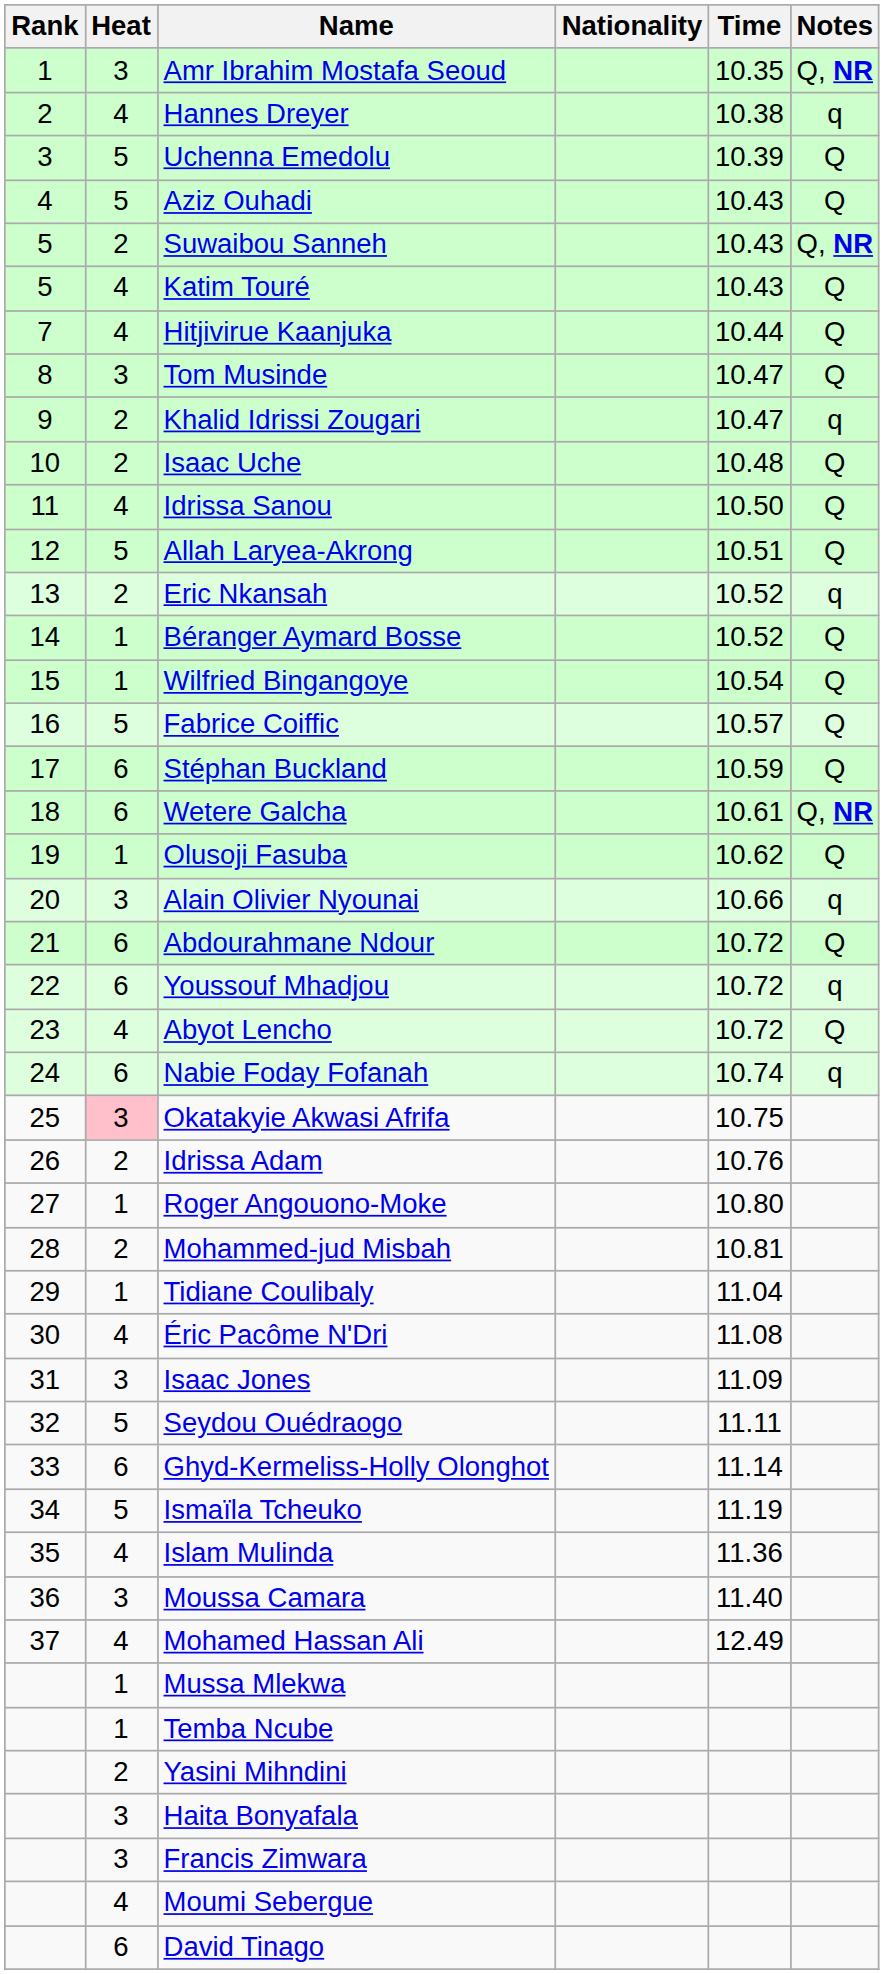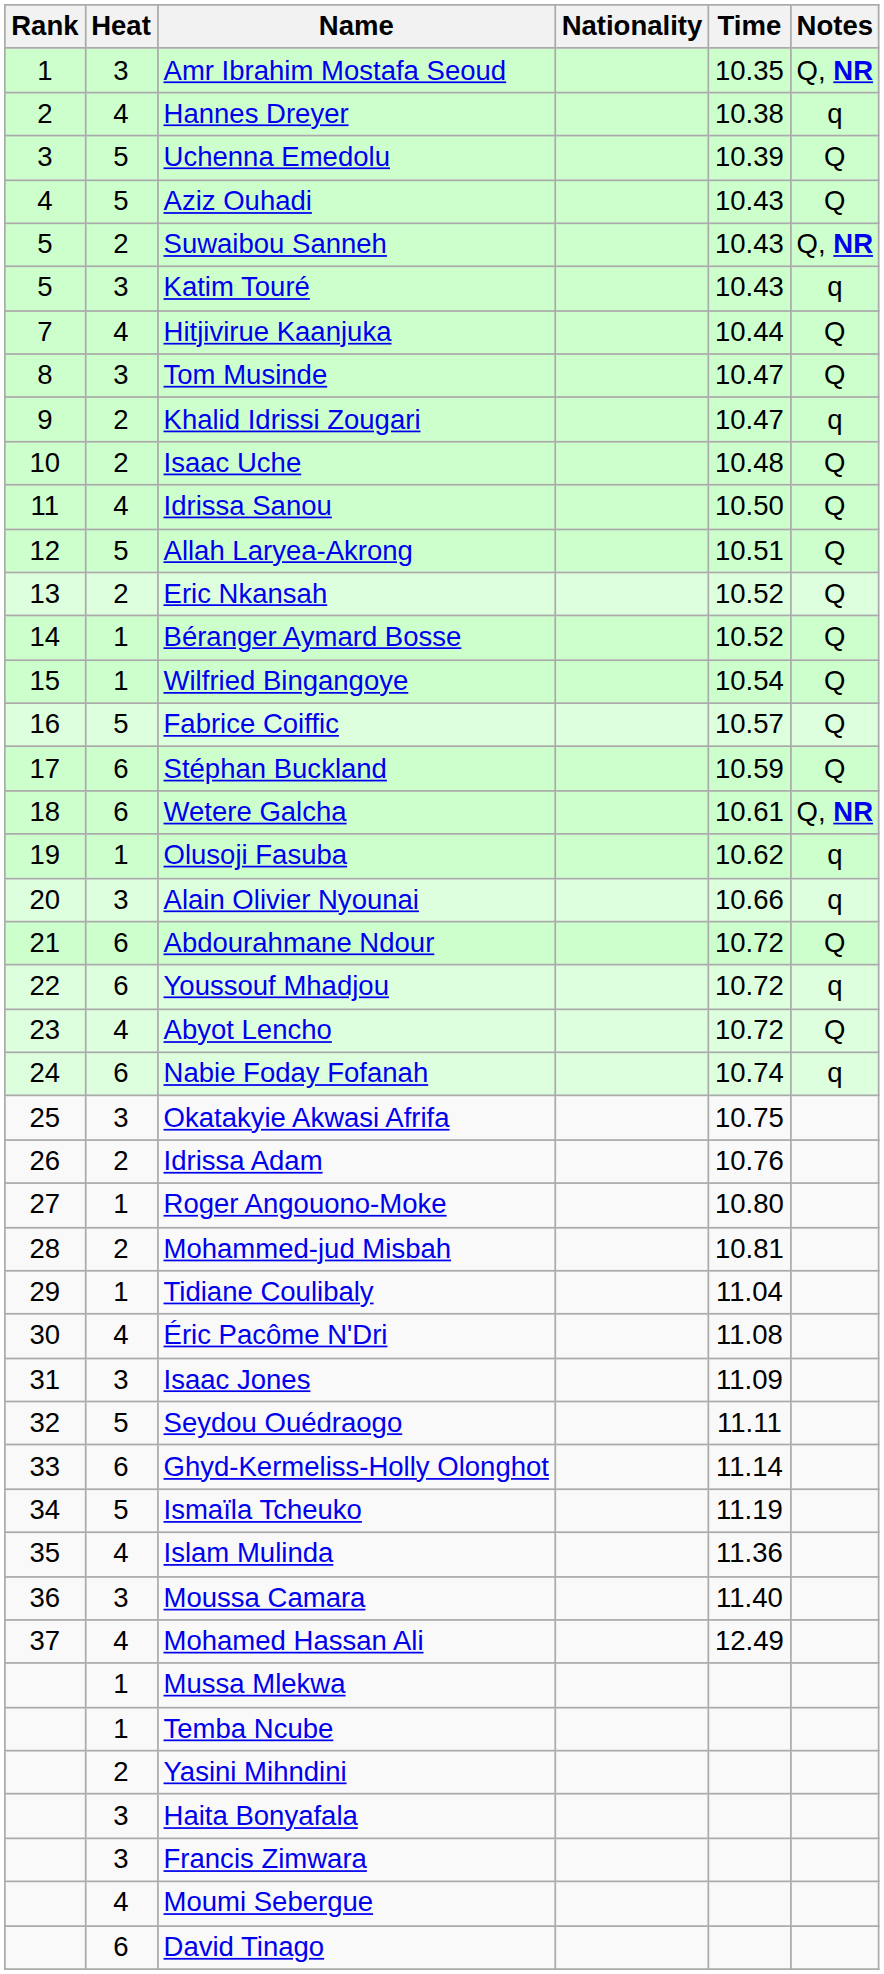(121, 288) 4 -> (121, 288) 3
(835, 288) Q -> (835, 288) q
(835, 593) q -> (835, 593) Q
(835, 855) Q -> (835, 855) q
(121, 1117) pink background -> (121, 1117) no background
